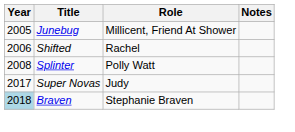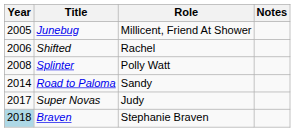+ row: (76, 83)
